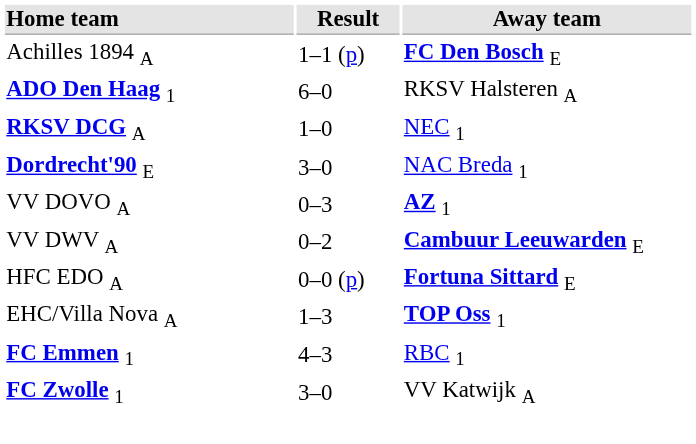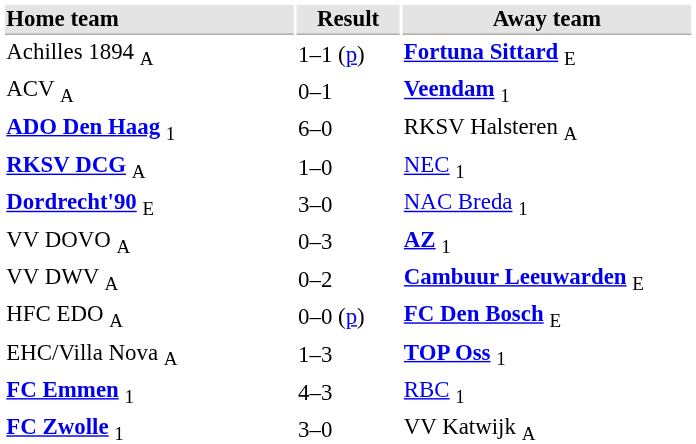(482, 54) FC Den Bosch E -> (490, 54) Fortuna Sittard E
+ row: (40, 92)
(490, 279) Fortuna Sittard E -> (482, 316) FC Den Bosch E
